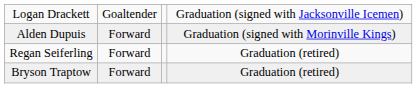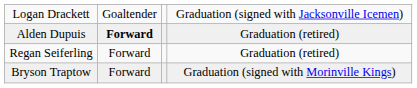(129, 33) normal -> (129, 33) bold
(290, 33) Graduation (signed with Morinville Kings) -> (290, 33) Graduation (retired)
(290, 72) Graduation (retired) -> (290, 72) Graduation (signed with Morinville Kings)
